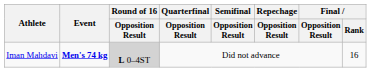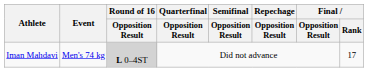(85, 55) bold -> (83, 55) normal
(354, 55) 16 -> (352, 55) 17
